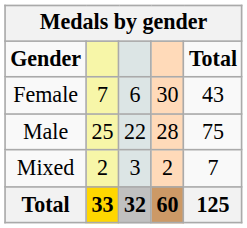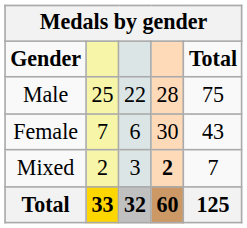rows swapped: (46, 131) <-> (46, 95)
(167, 168) normal -> (167, 168) bold
